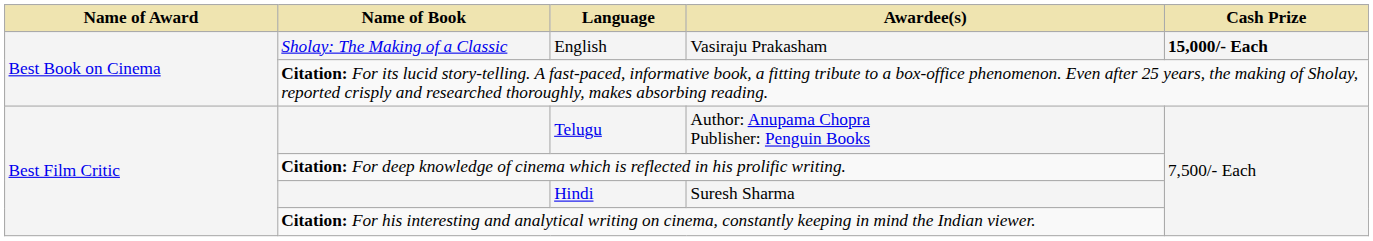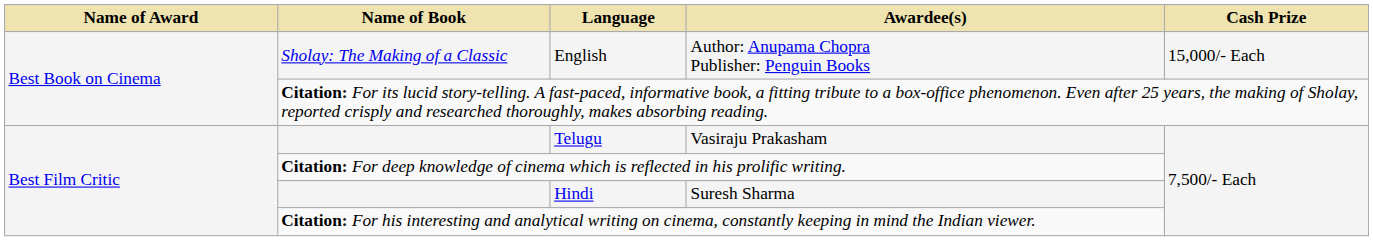(759, 45) Vasiraju Prakasham -> (780, 55) Author: Anupama Chopra Publisher: Penguin Books
(1218, 45) bold -> (1216, 55) normal
(780, 129) Author: Anupama Chopra Publisher: Penguin Books -> (759, 139) Vasiraju Prakasham
